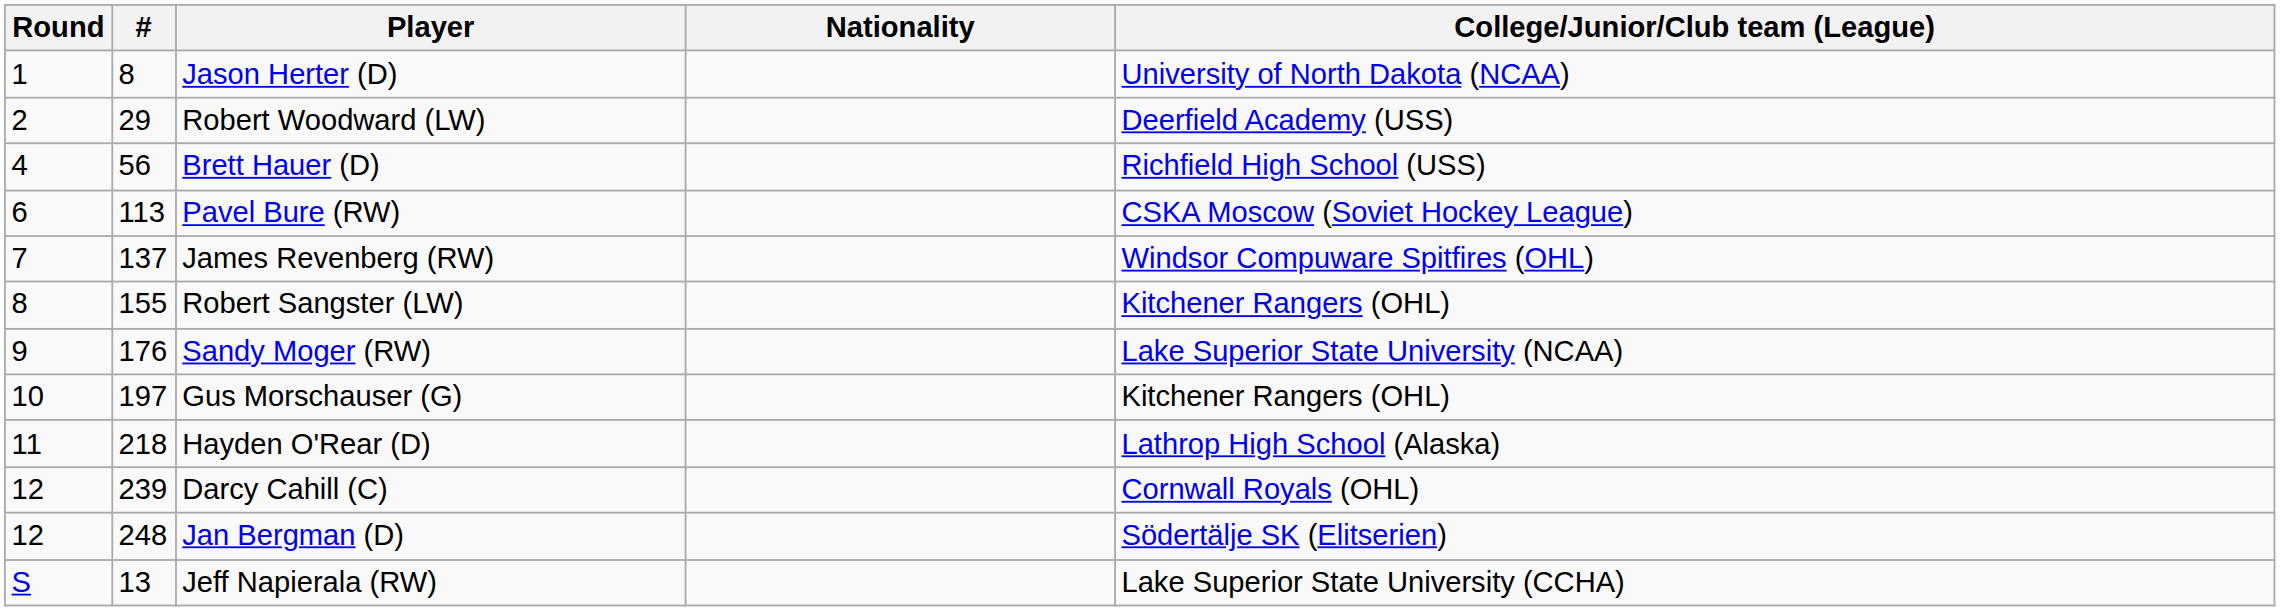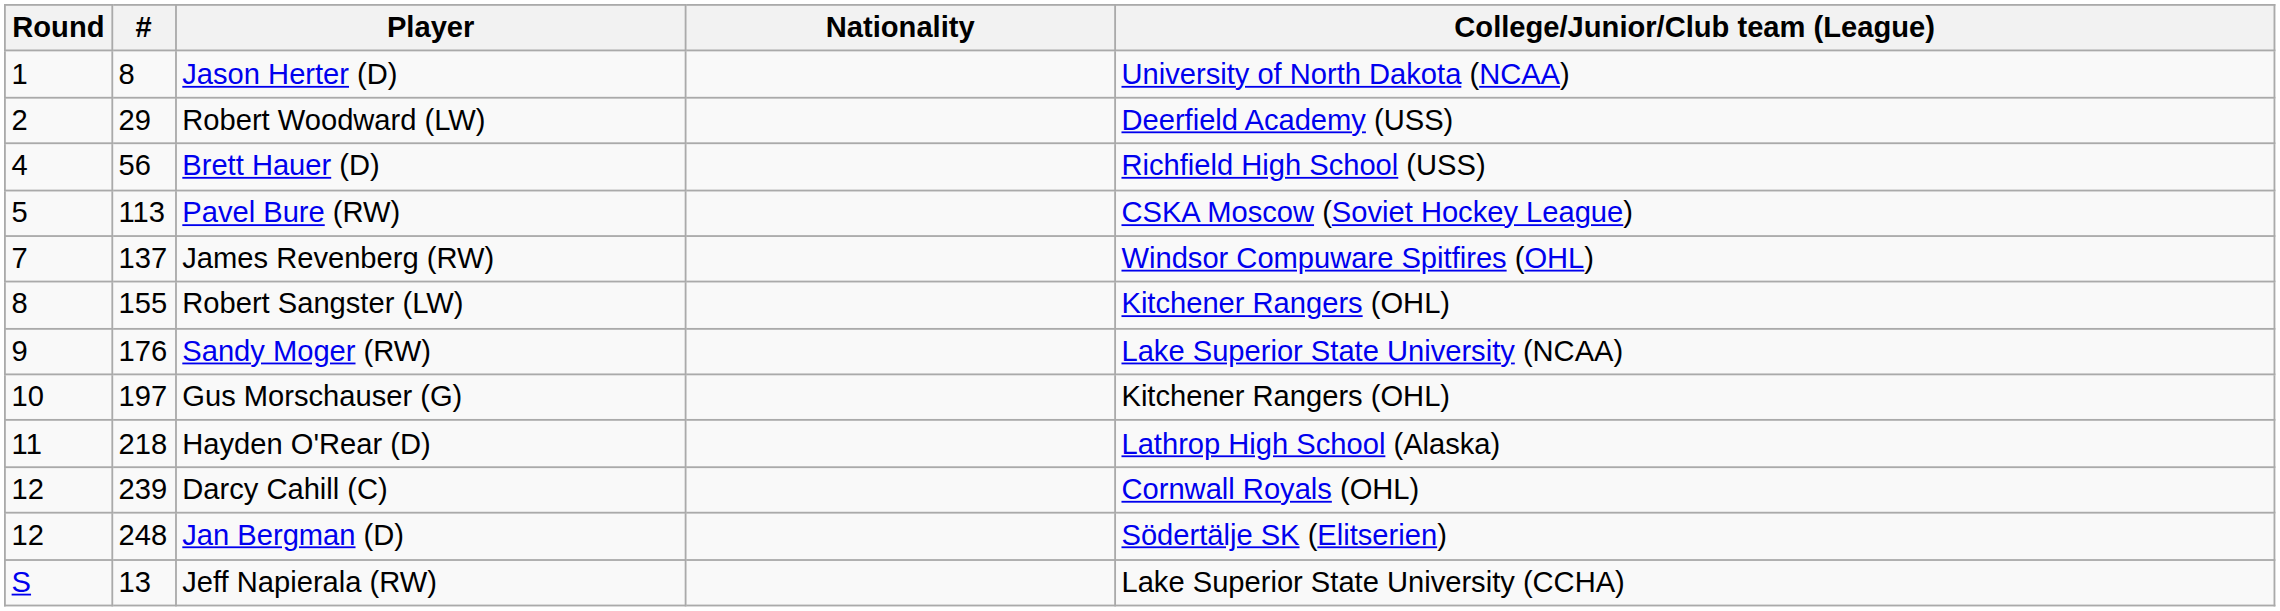(20, 212) 6 -> (20, 212) 5
